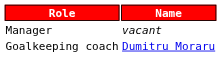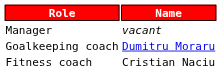+ row: (49, 62)
